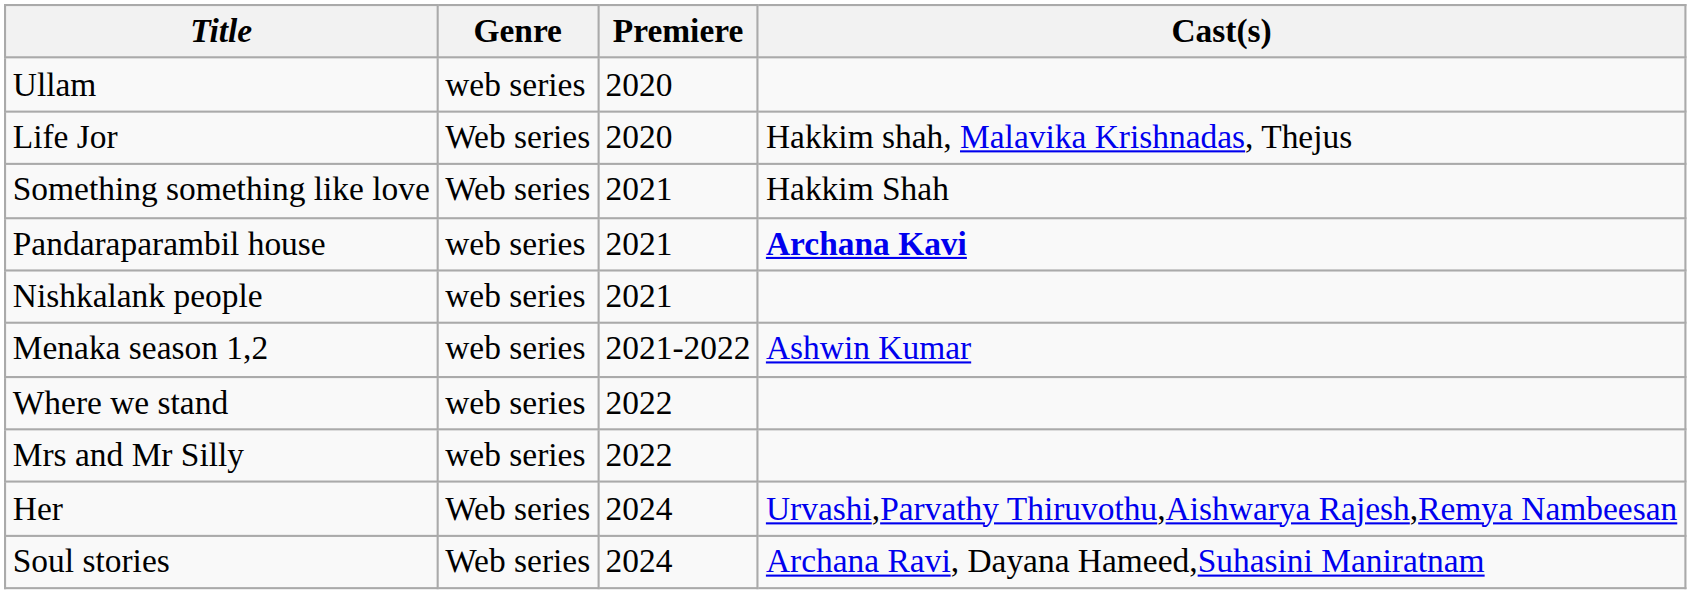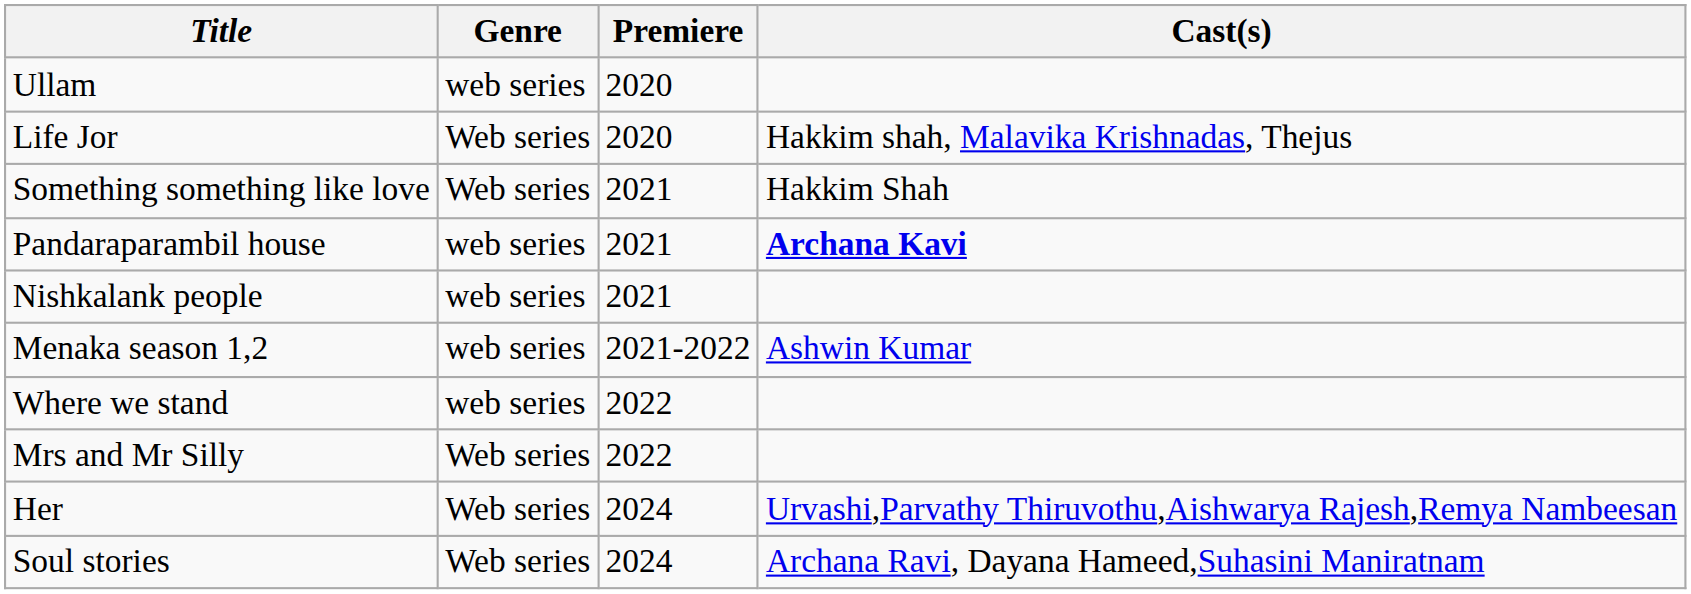(515, 455) web series -> (518, 455) Web series
